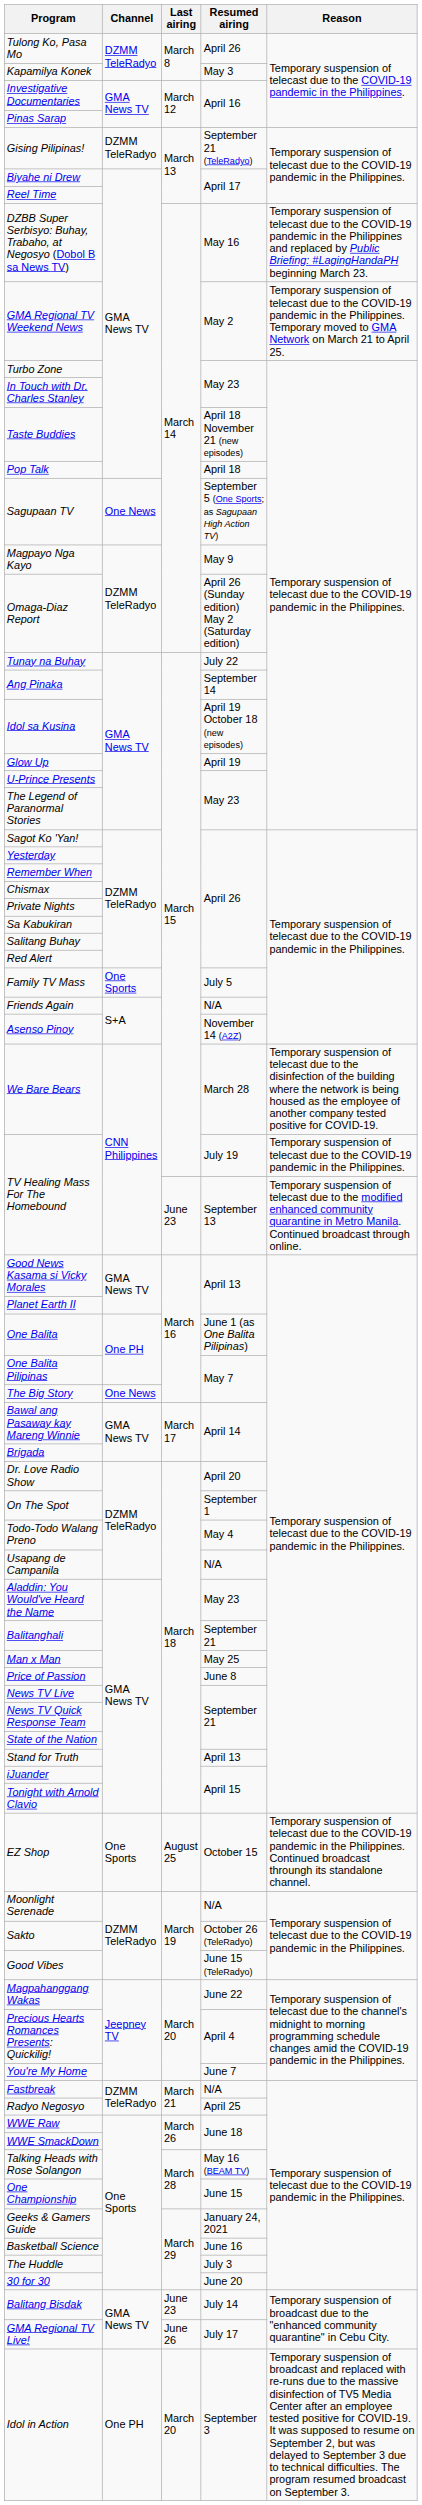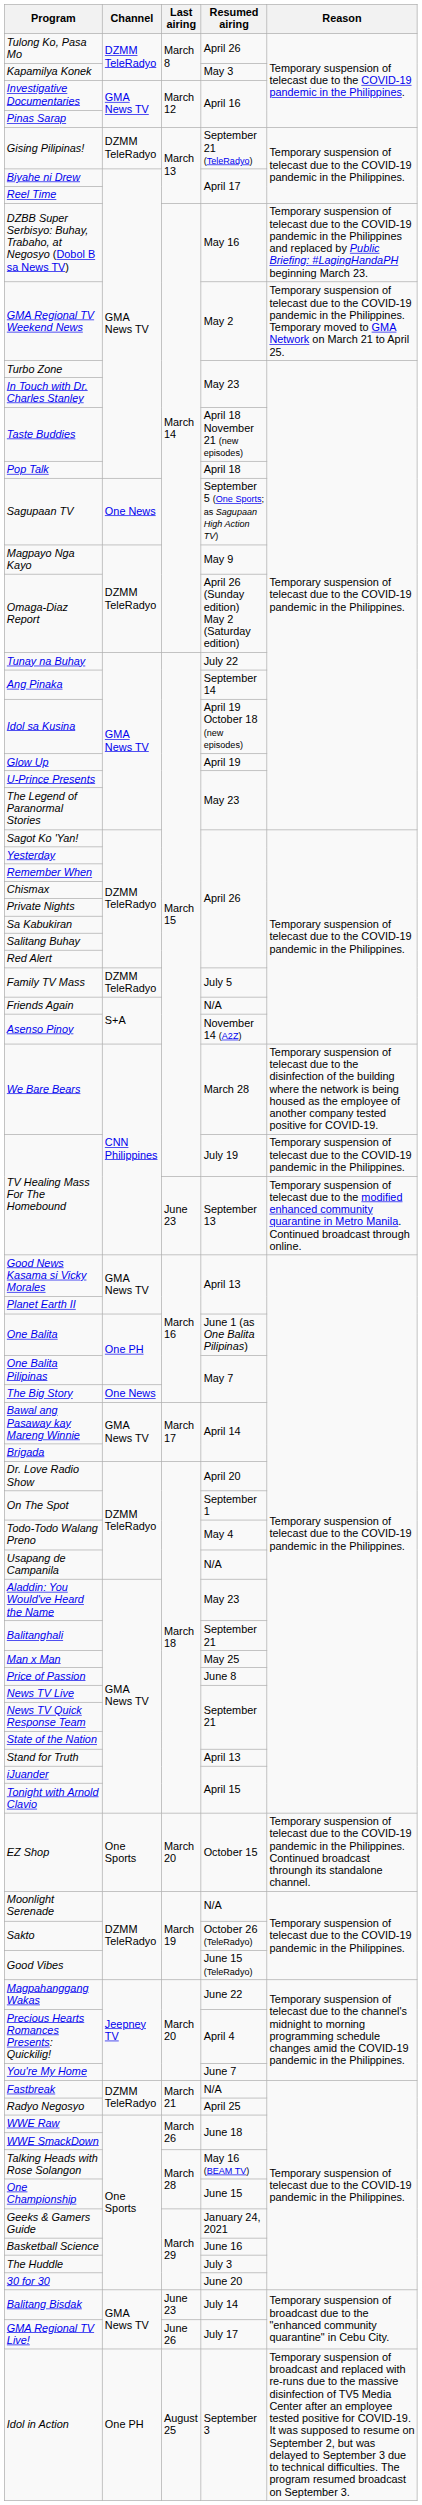(121, 982) One Sports -> (131, 982) DZMM TeleRadyo
(181, 1852) August 25 -> (179, 1852) March 20
(179, 2425) March 20 -> (181, 2425) August 25
